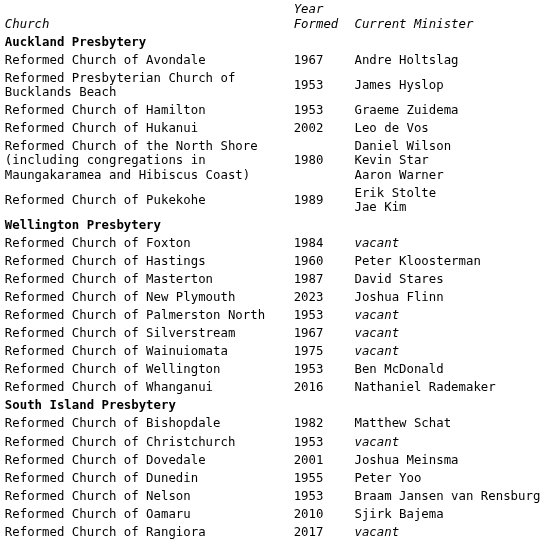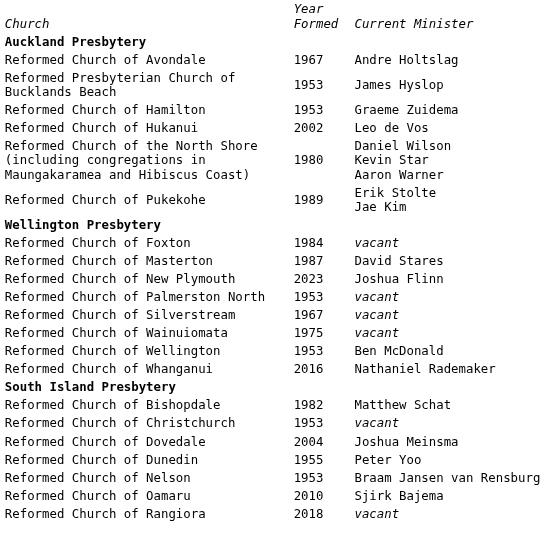- row: (105, 261)
(309, 459) 2001 -> (309, 441) 2004
(309, 531) 2017 -> (309, 513) 2018
